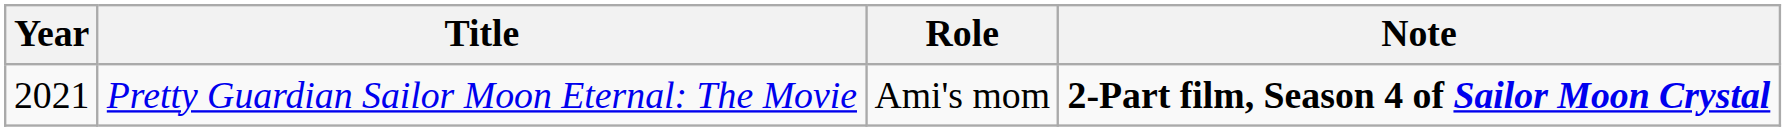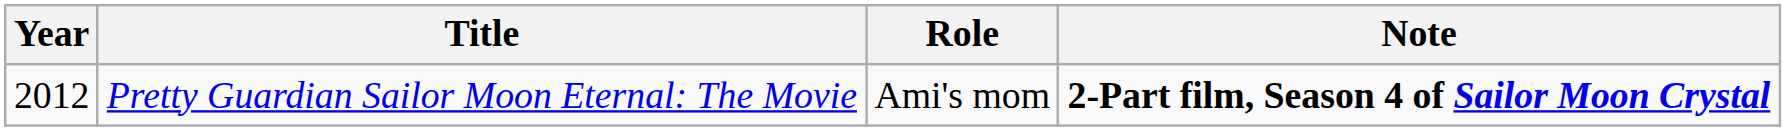(52, 94) 2021 -> (52, 94) 2012
